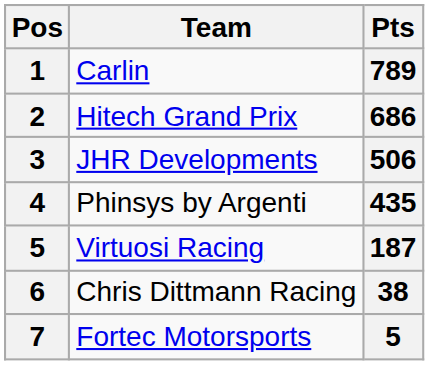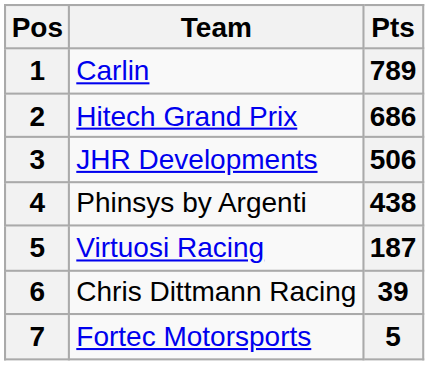(393, 203) 435 -> (393, 203) 438
(393, 292) 38 -> (393, 292) 39
